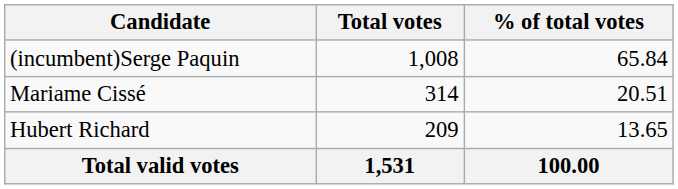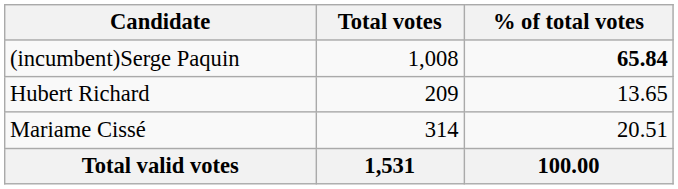(642, 58) normal -> (642, 58) bold
rows swapped: (78, 93) <-> (80, 129)
